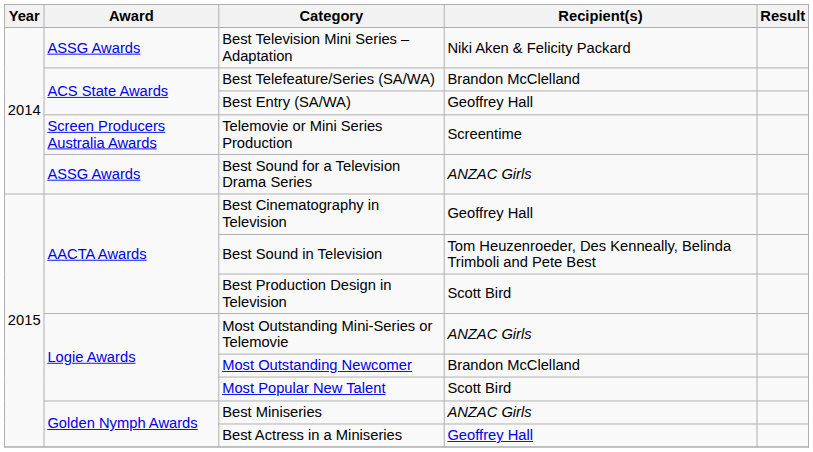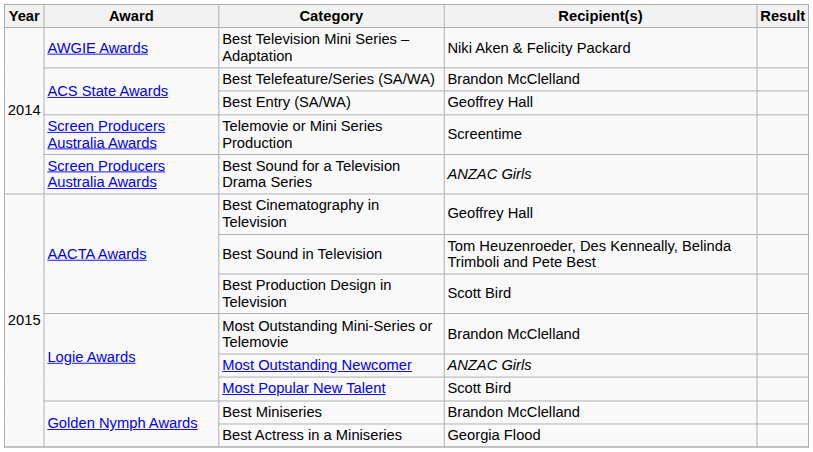(94, 47) ASSG Awards -> (98, 47) AWGIE Awards
(94, 174) ASSG Awards -> (106, 174) Screen Producers Australia Awards
(490, 333) ANZAC Girls -> (514, 333) Brandon McClelland
(514, 365) Brandon McClelland -> (490, 365) ANZAC Girls
(490, 412) ANZAC Girls -> (514, 412) Brandon McClelland
(490, 435) Geoffrey Hall -> (494, 435) Georgia Flood
